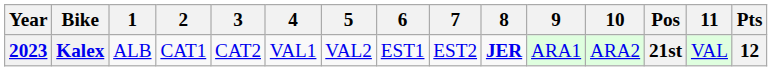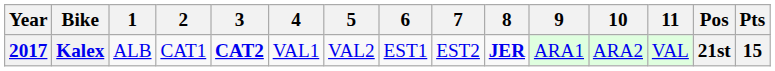columns swapped: (709, 19) <-> (666, 19)
(28, 50) 2023 -> (28, 50) 2017
(238, 50) normal -> (239, 50) bold
(750, 50) 12 -> (752, 50) 15
